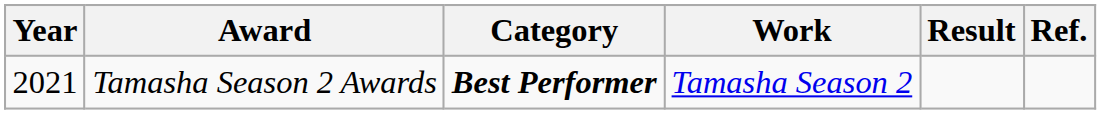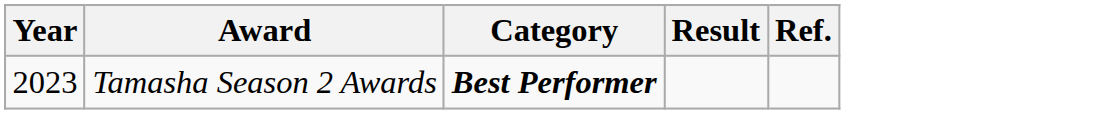- column: (792, 30)
(45, 81) 2021 -> (45, 81) 2023
